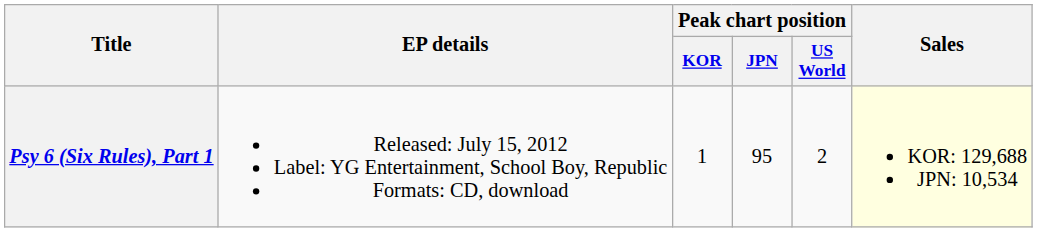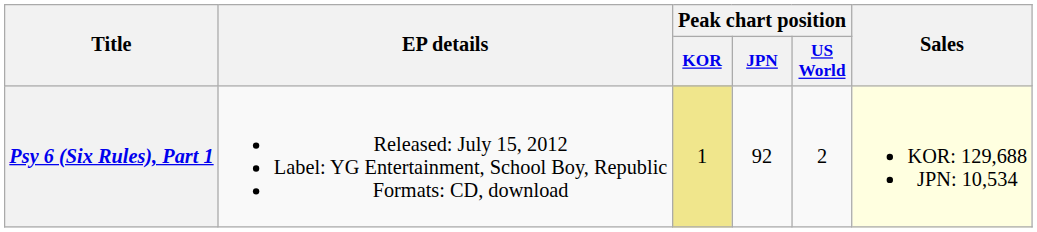(702, 156) no background -> (702, 156) khaki background
(762, 156) 95 -> (762, 156) 92
